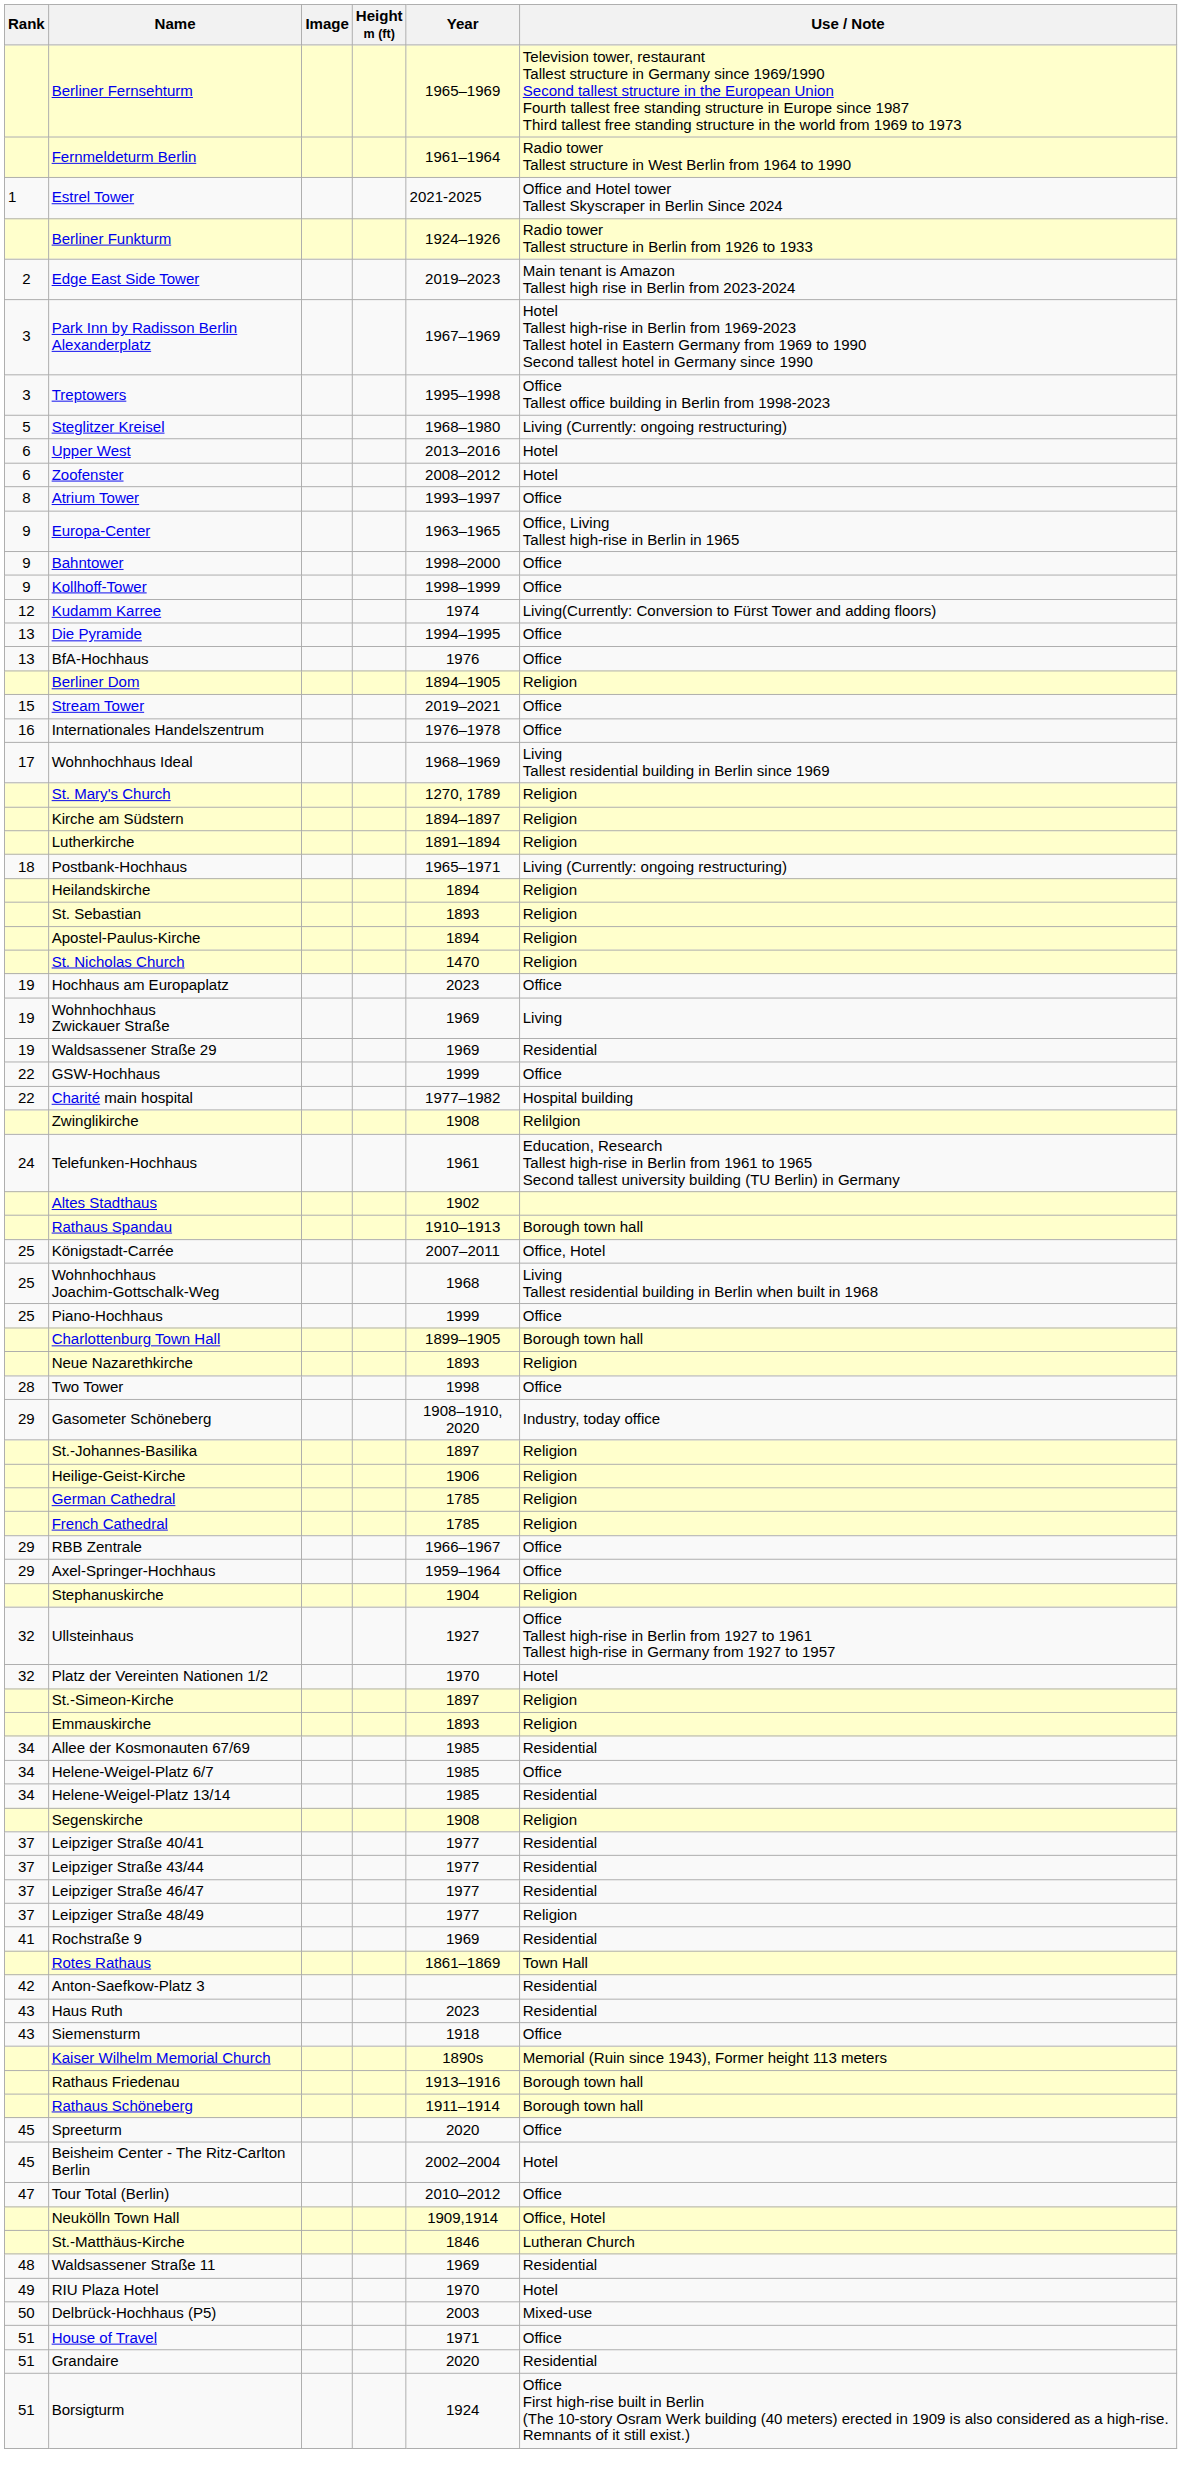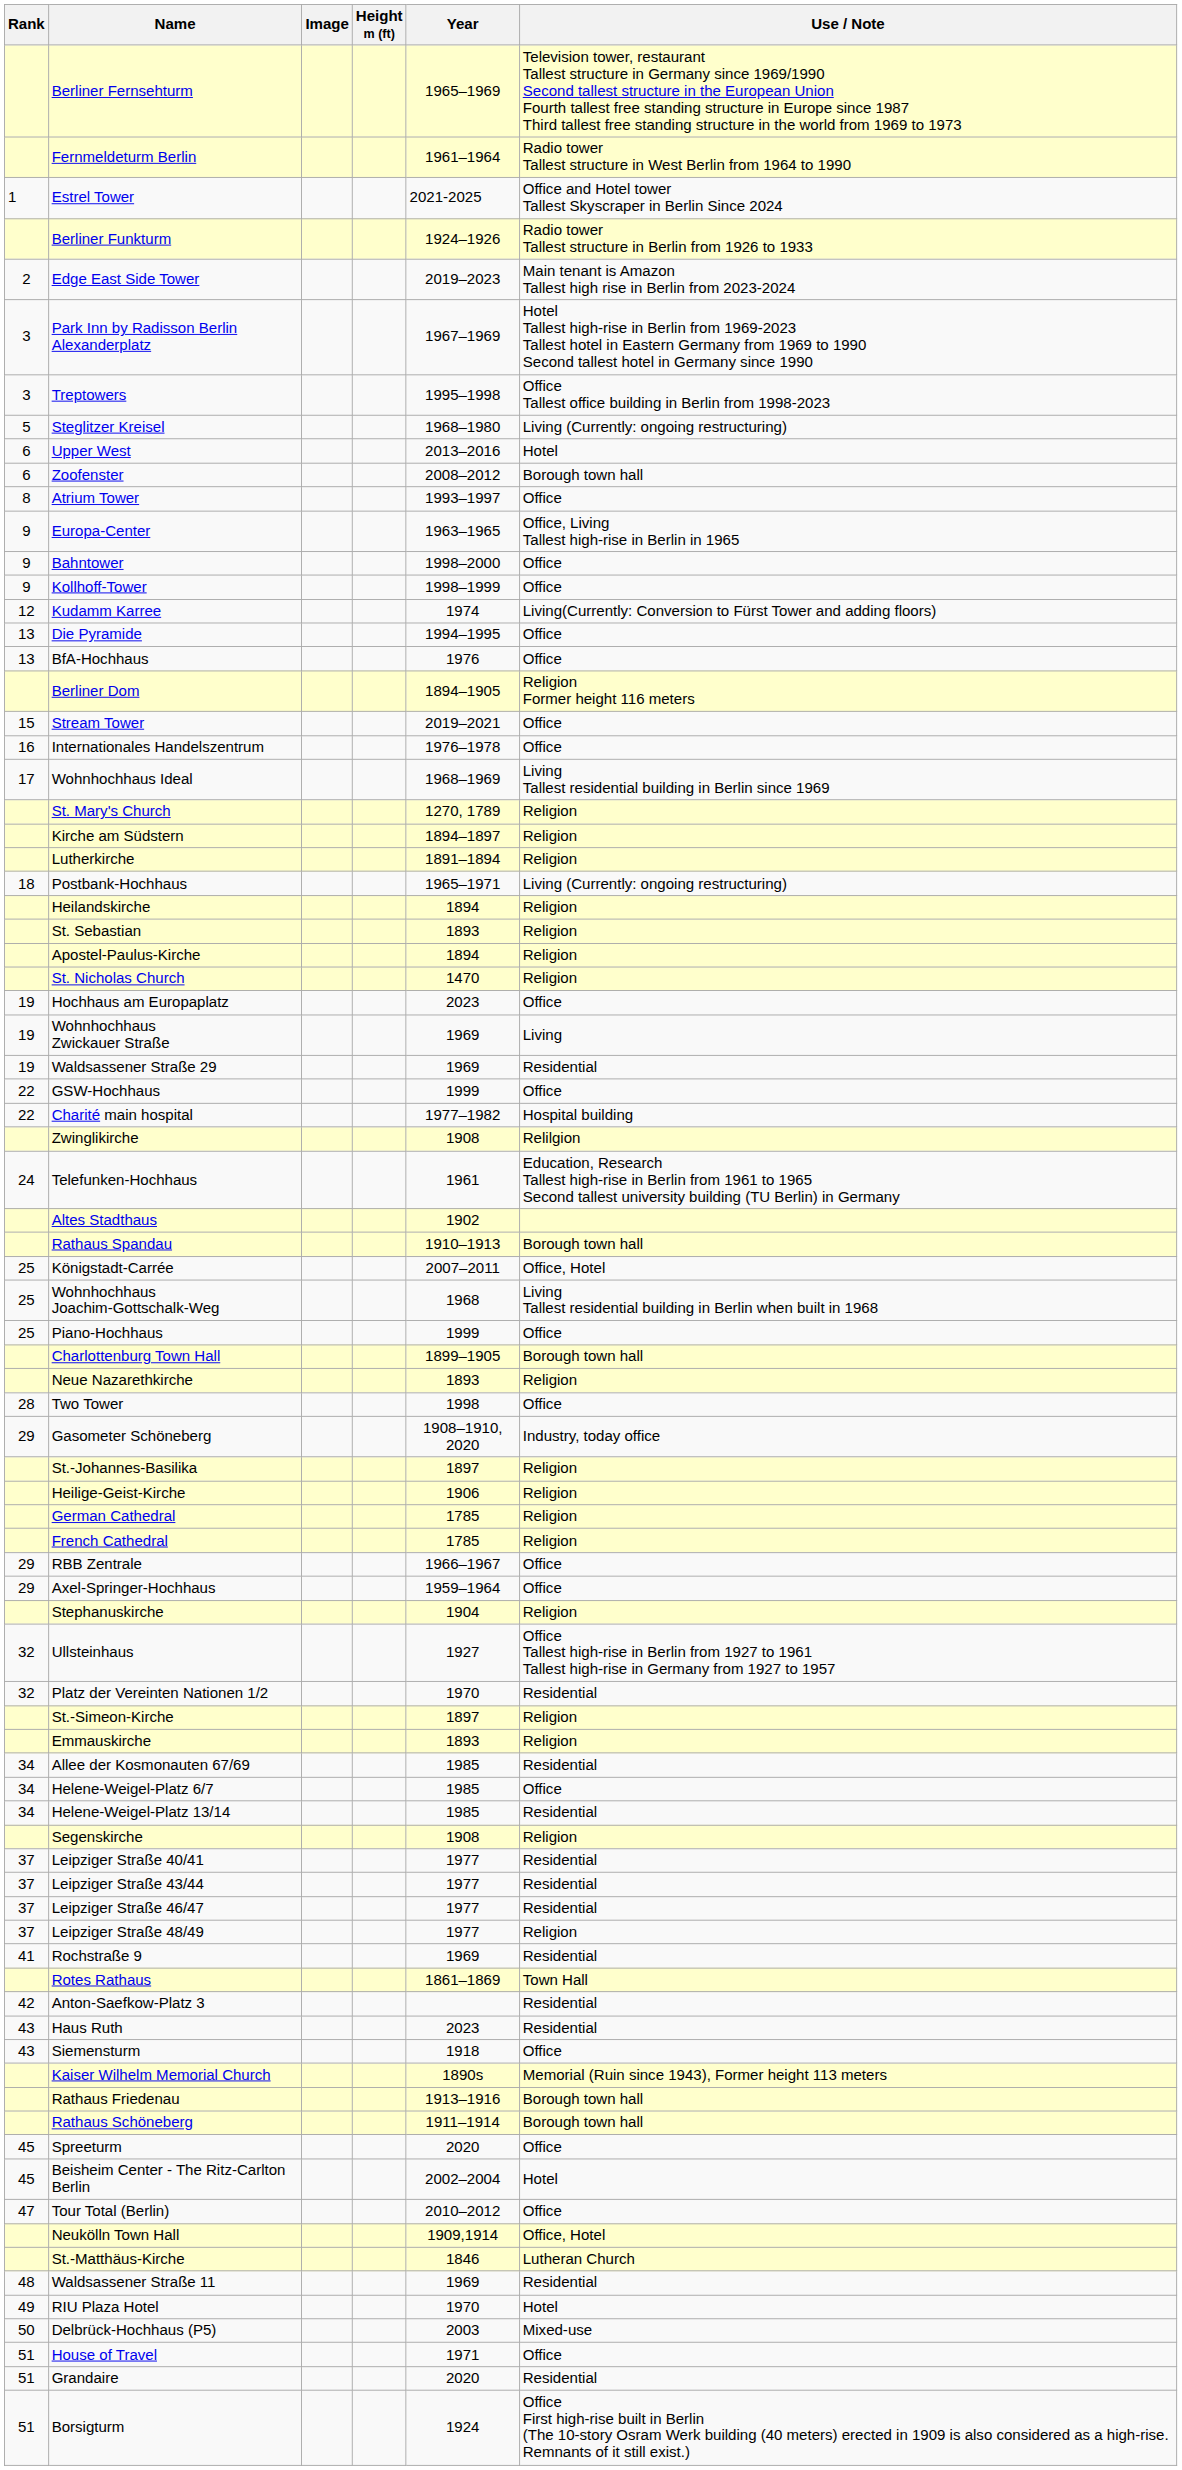(540, 474) Hotel -> (583, 474) Borough town hall
(550, 682) Religion -> (609, 691) Religion Former height 116 meters
(540, 1676) Hotel -> (560, 1693) Residential
